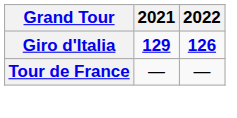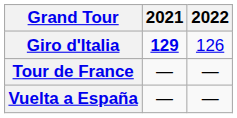(202, 44) bold -> (210, 44) normal
+ row: (73, 98)
